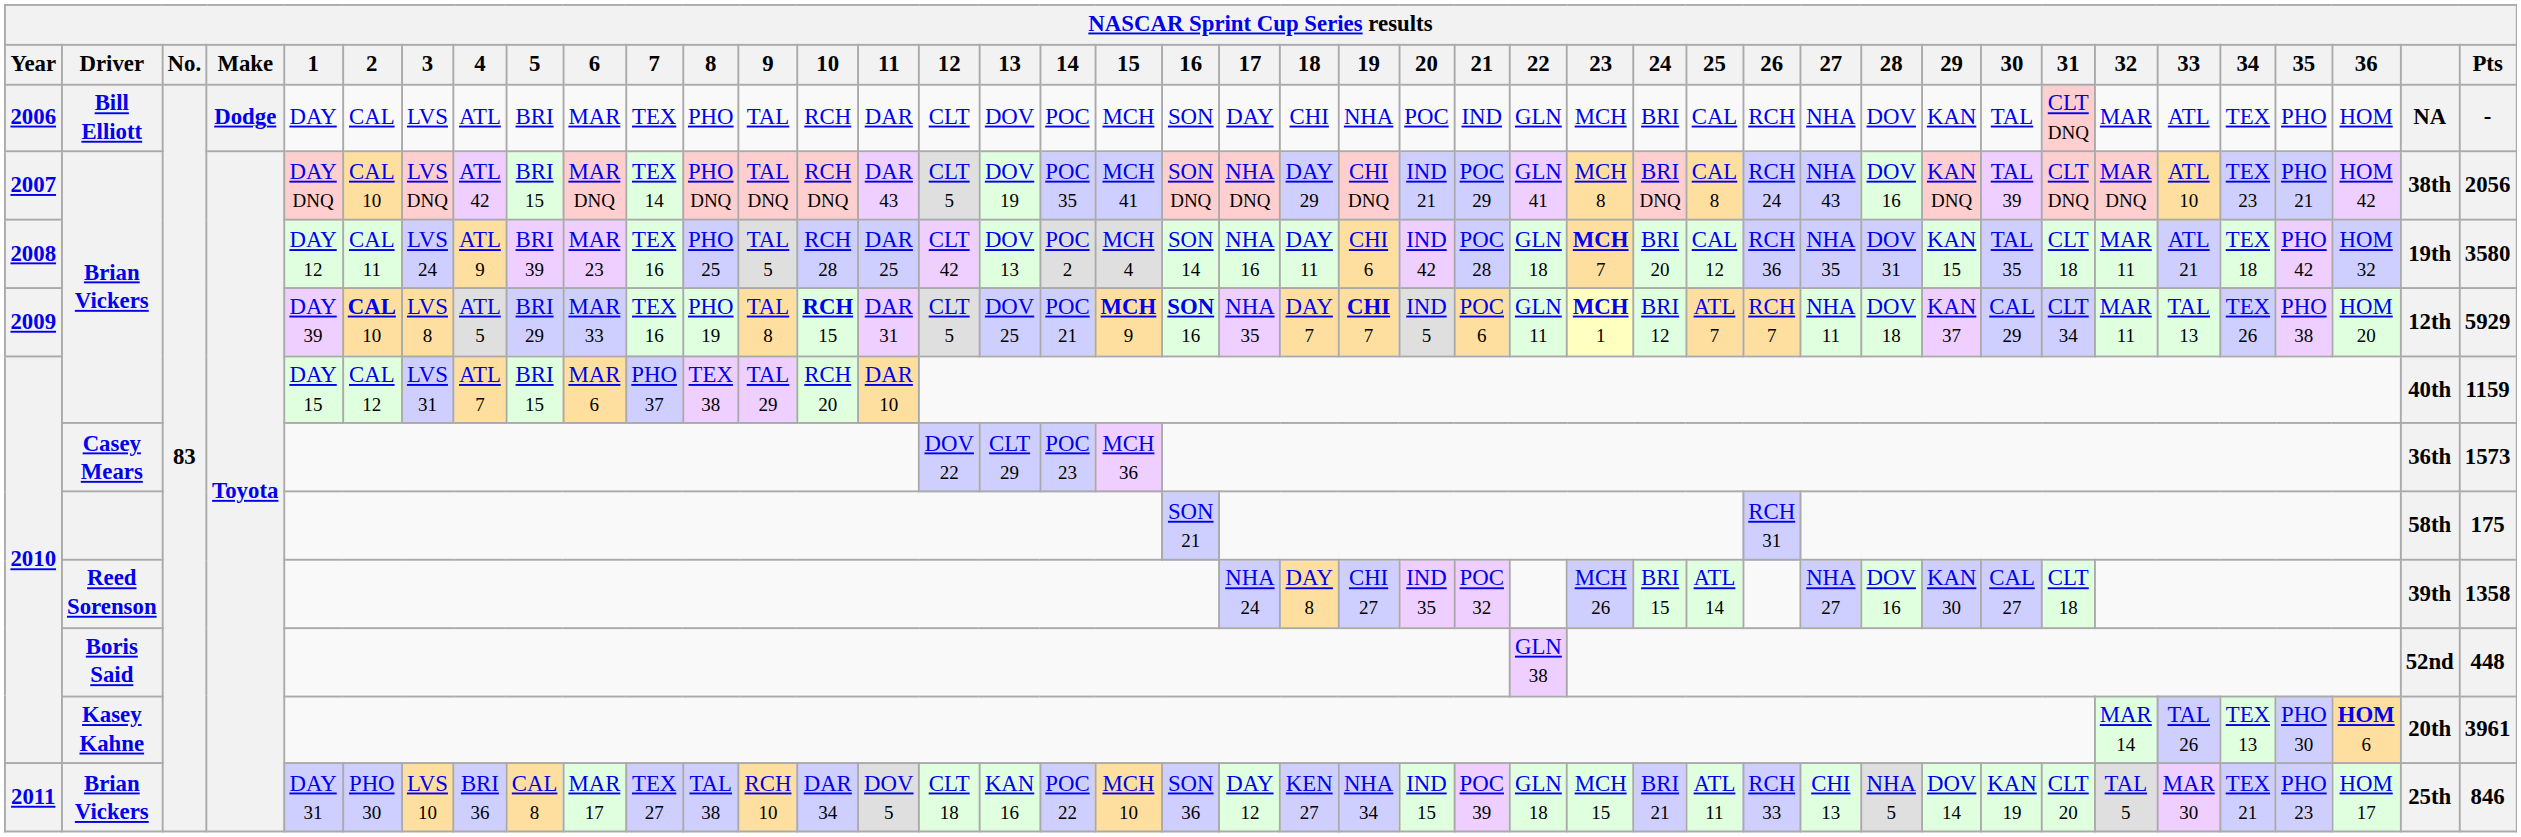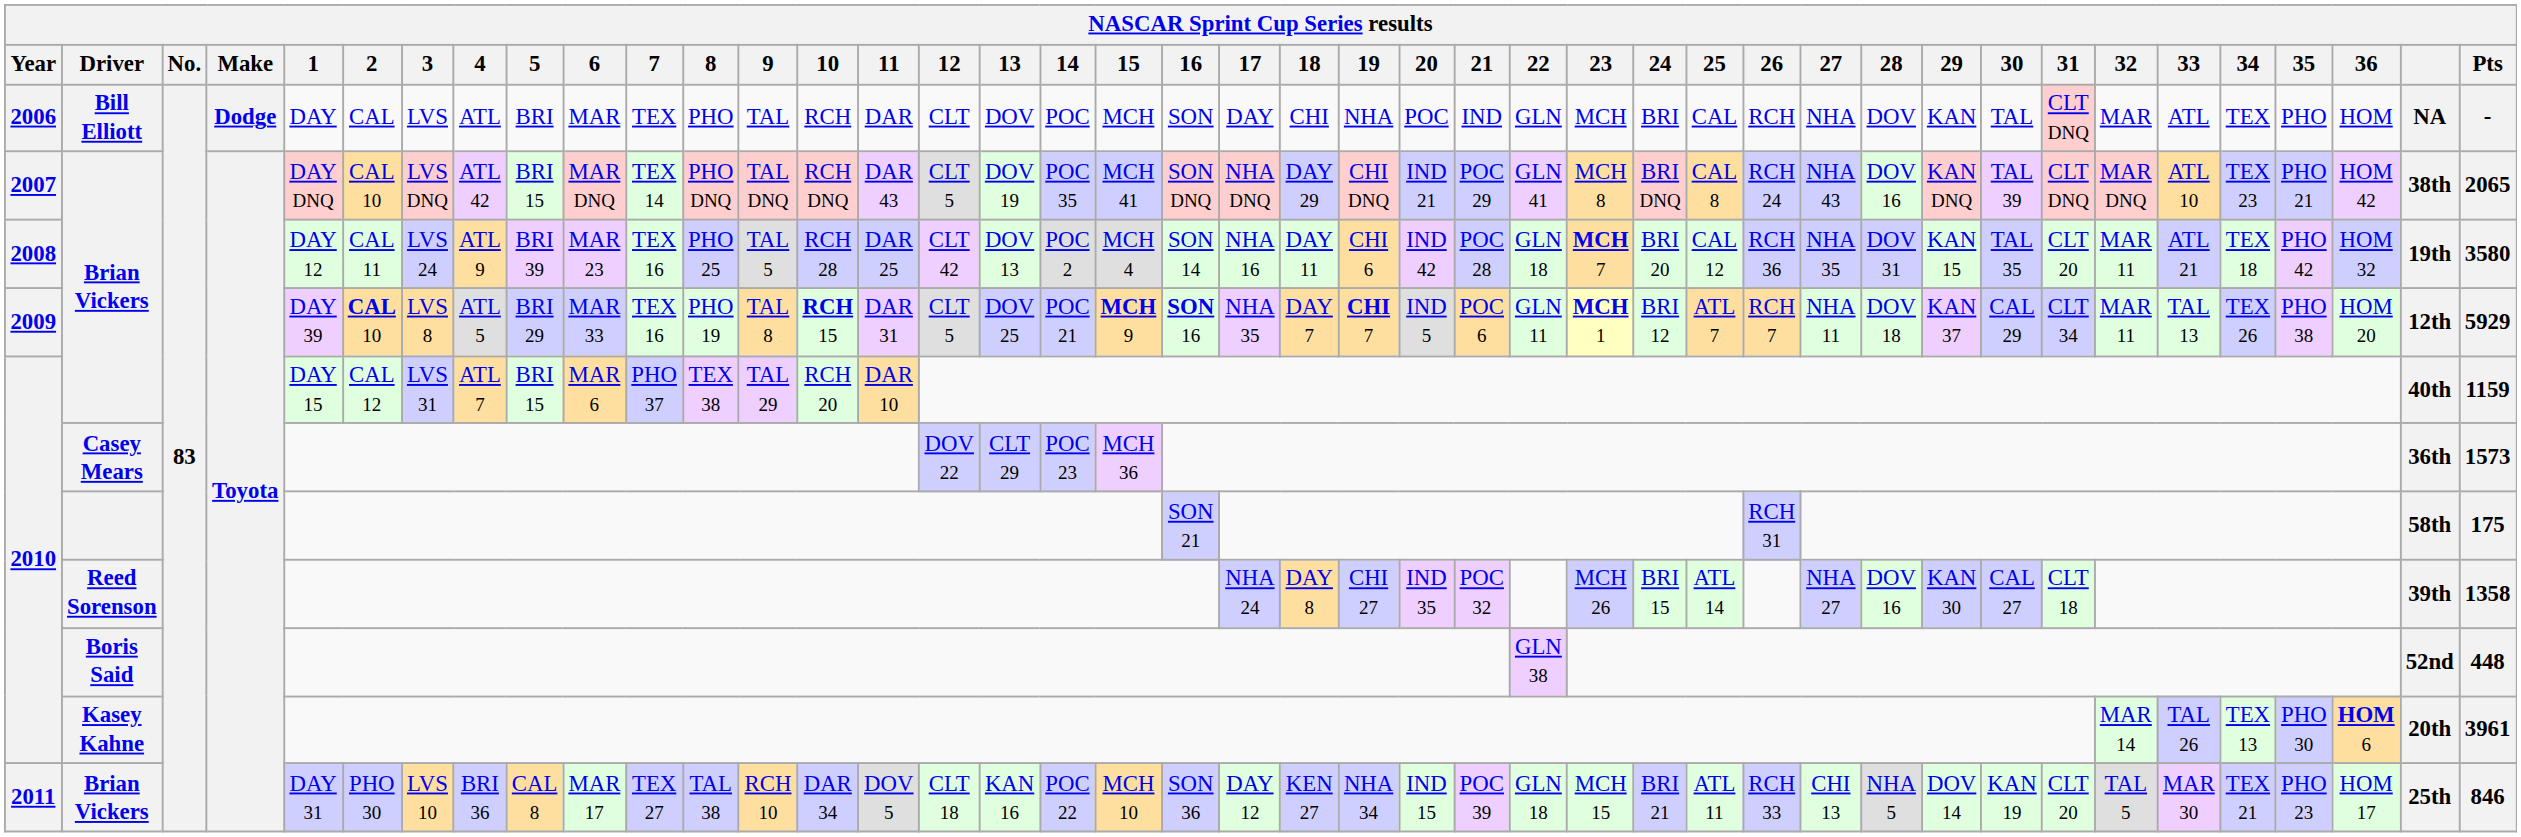(2488, 185) 2056 -> (2488, 185) 2065
(2068, 252) CLT 18 -> (2068, 252) CLT 20
